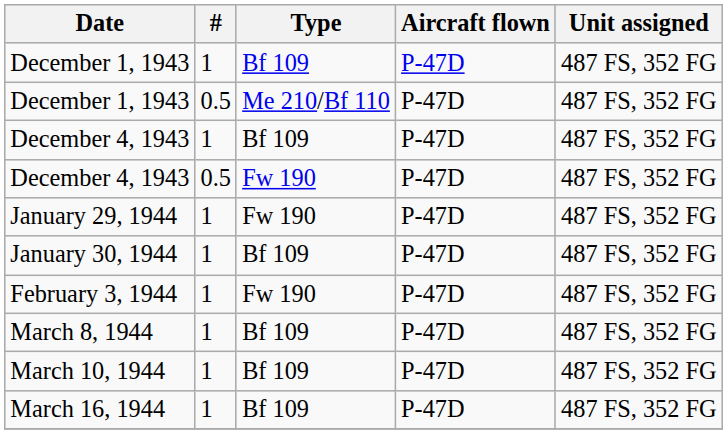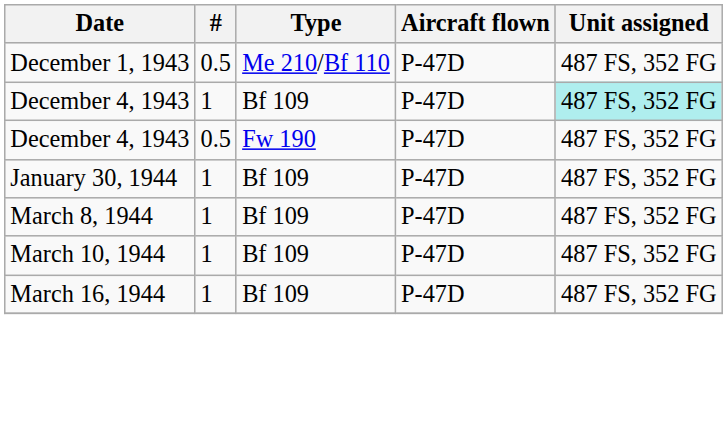- row: (100, 62)
(639, 139) no background -> (639, 100) paleturquoise background
- row: (94, 216)
- row: (94, 293)
